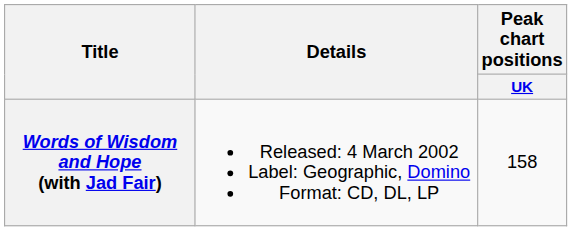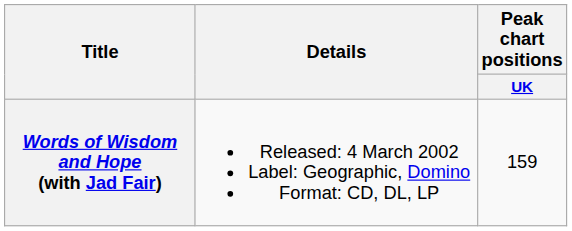(522, 162) 158 -> (522, 162) 159
